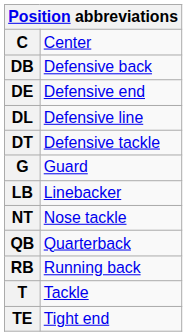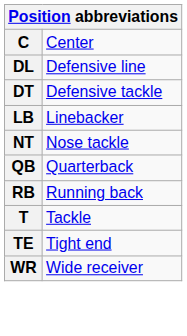- row: (22, 67)
- row: (22, 92)
- row: (22, 167)
+ row: (23, 268)
